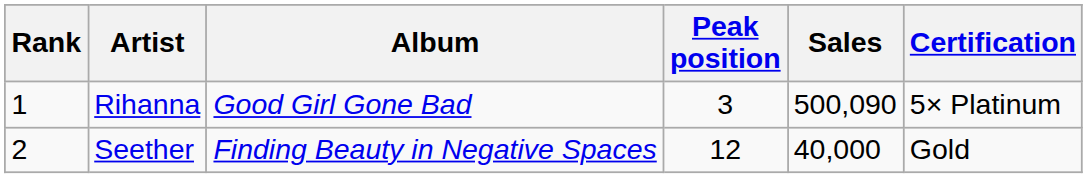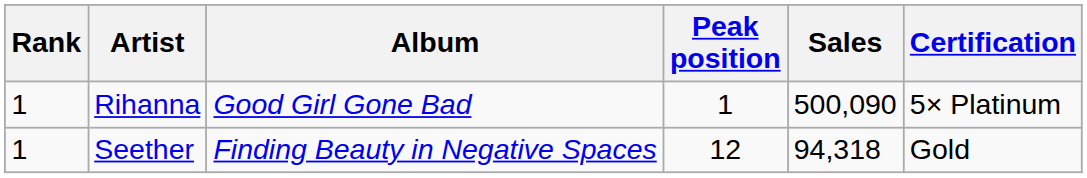(725, 104) 3 -> (725, 104) 1
(19, 149) 2 -> (19, 149) 1
(837, 149) 40,000 -> (837, 149) 94,318
